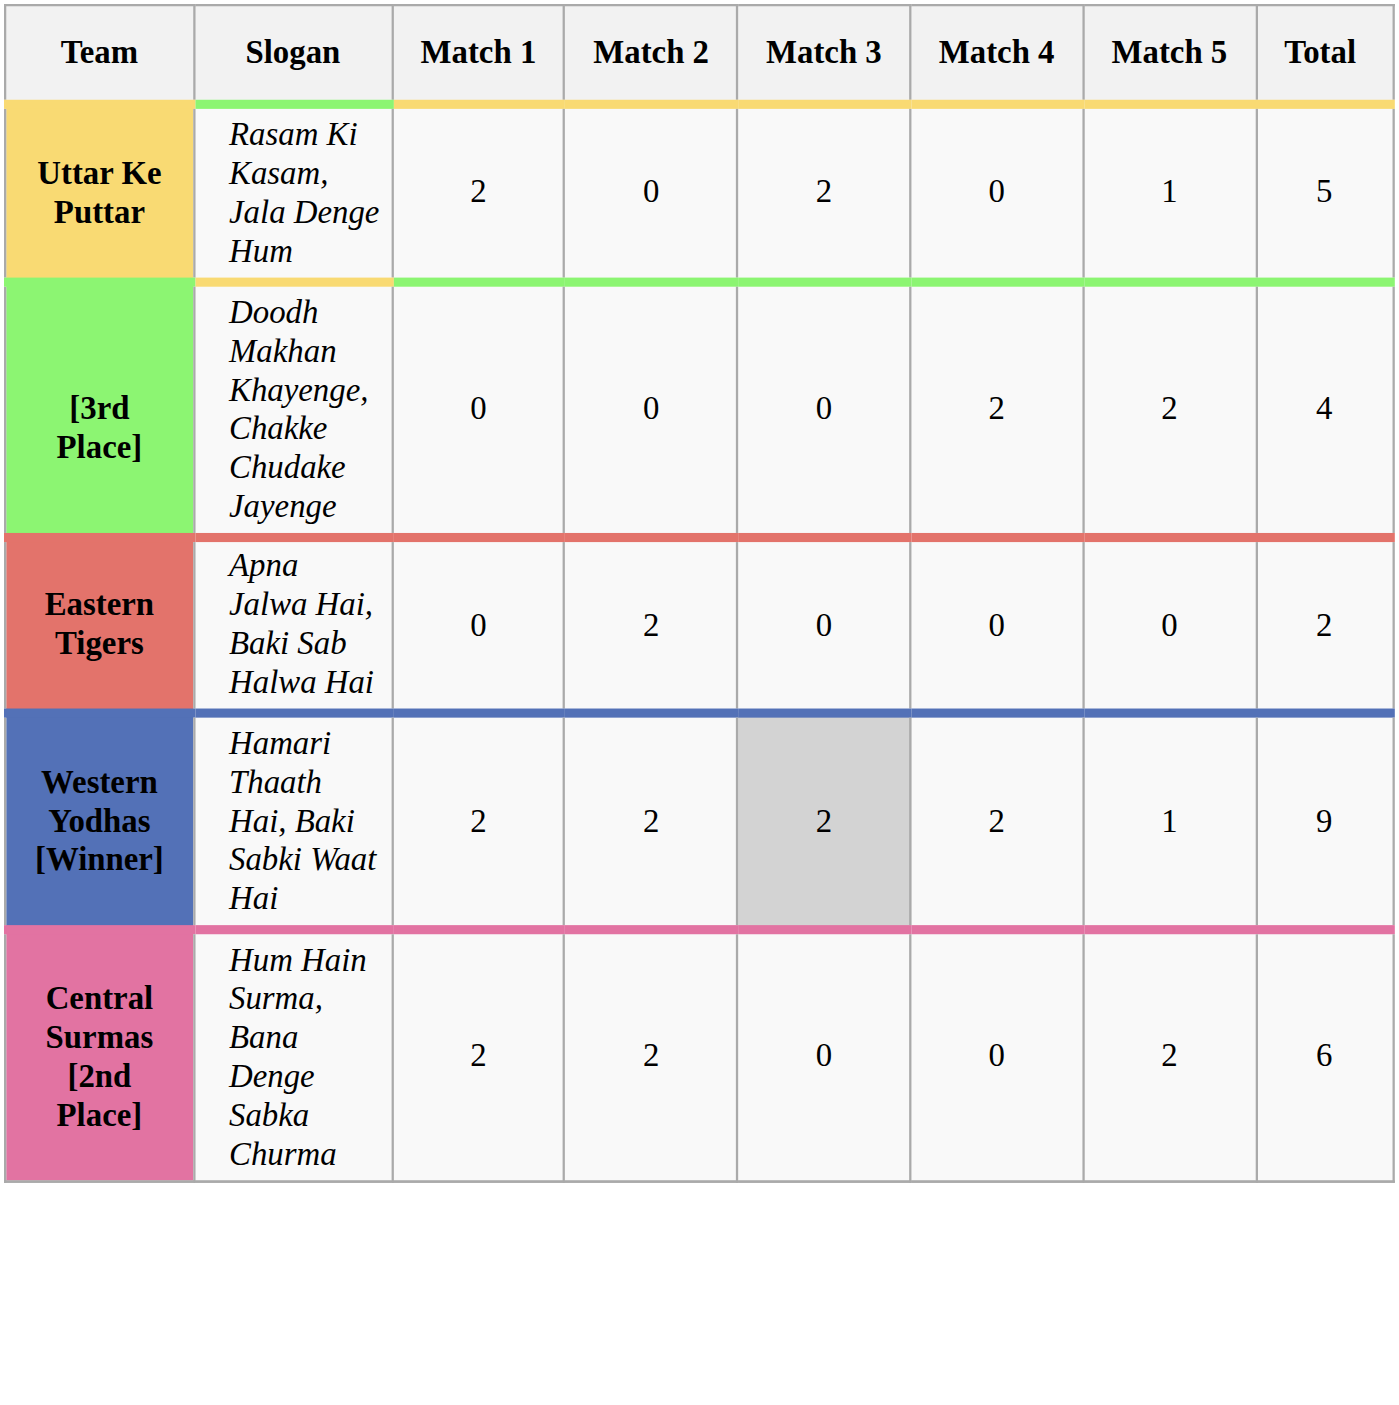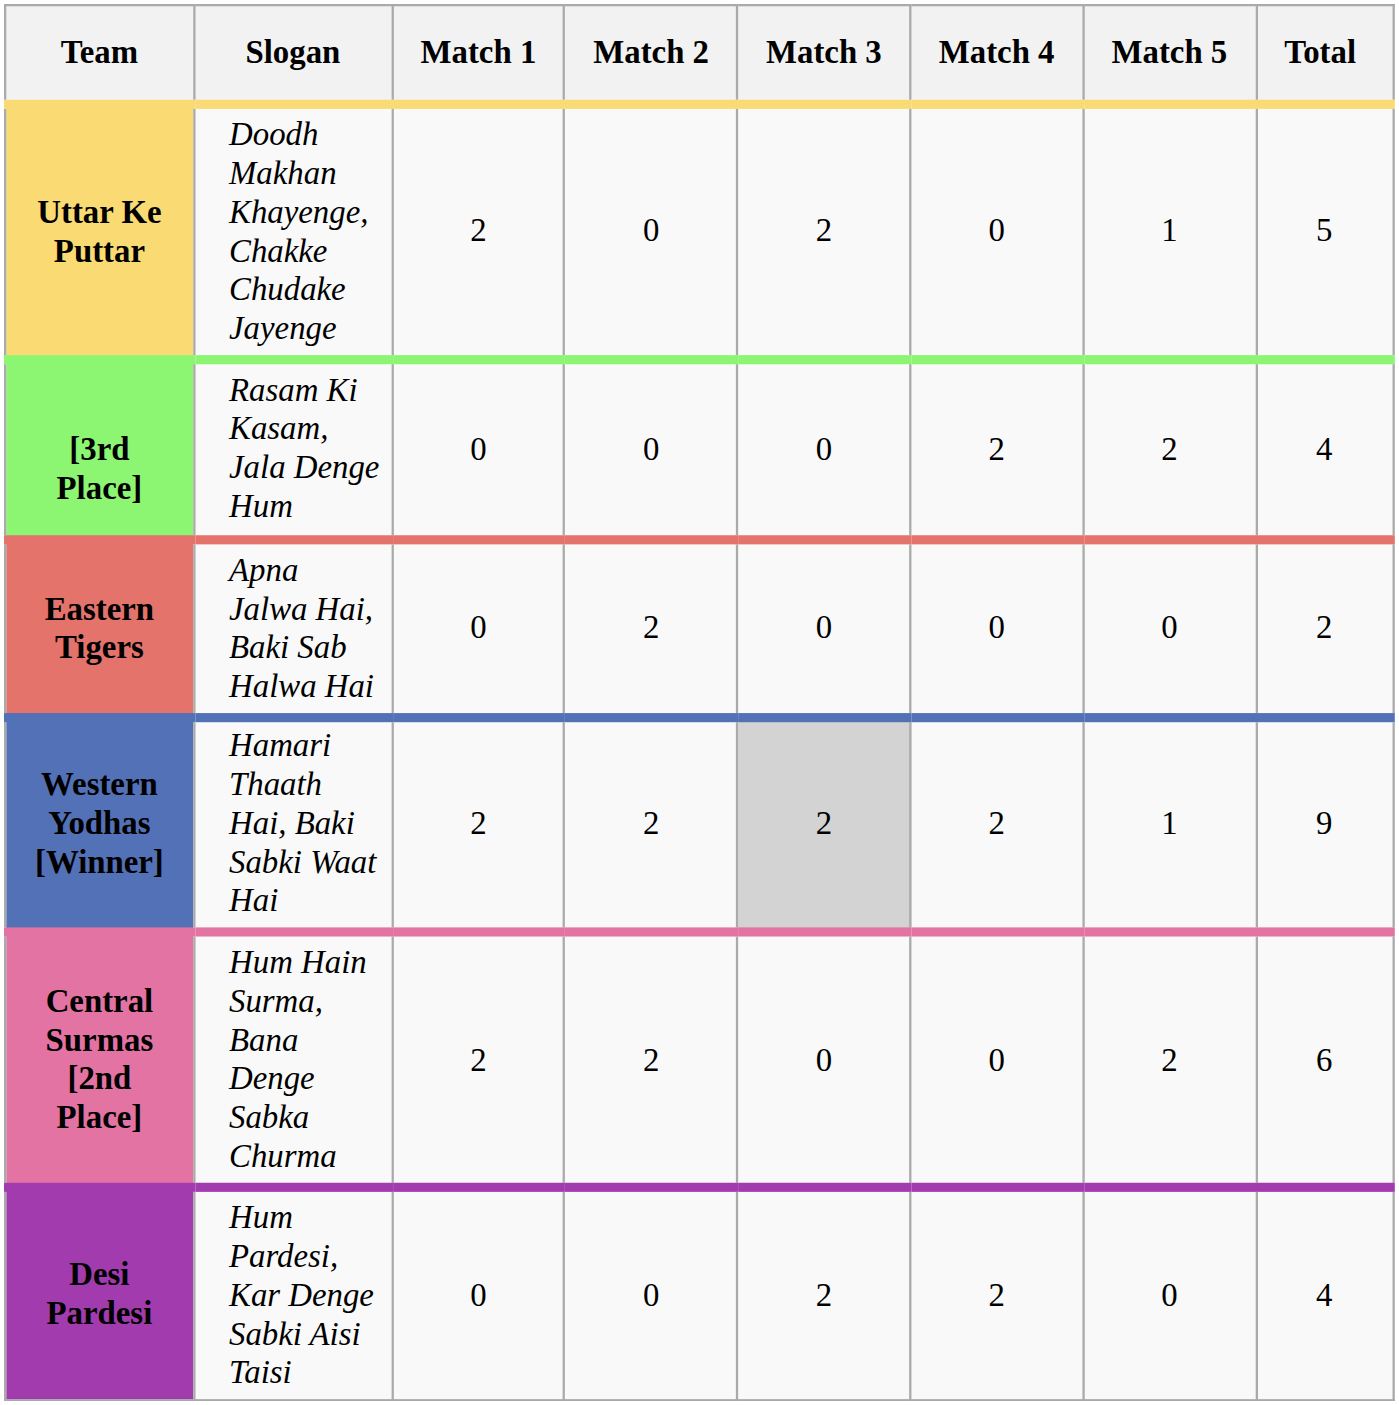(304, 192) Rasam Ki Kasam, Jala Denge Hum -> (299, 231) Doodh Makhan Khayenge, Chakke Chudake Jayenge
(299, 408) Doodh Makhan Khayenge, Chakke Chudake Jayenge -> (304, 448) Rasam Ki Kasam, Jala Denge Hum
+ row: (99, 1295)
